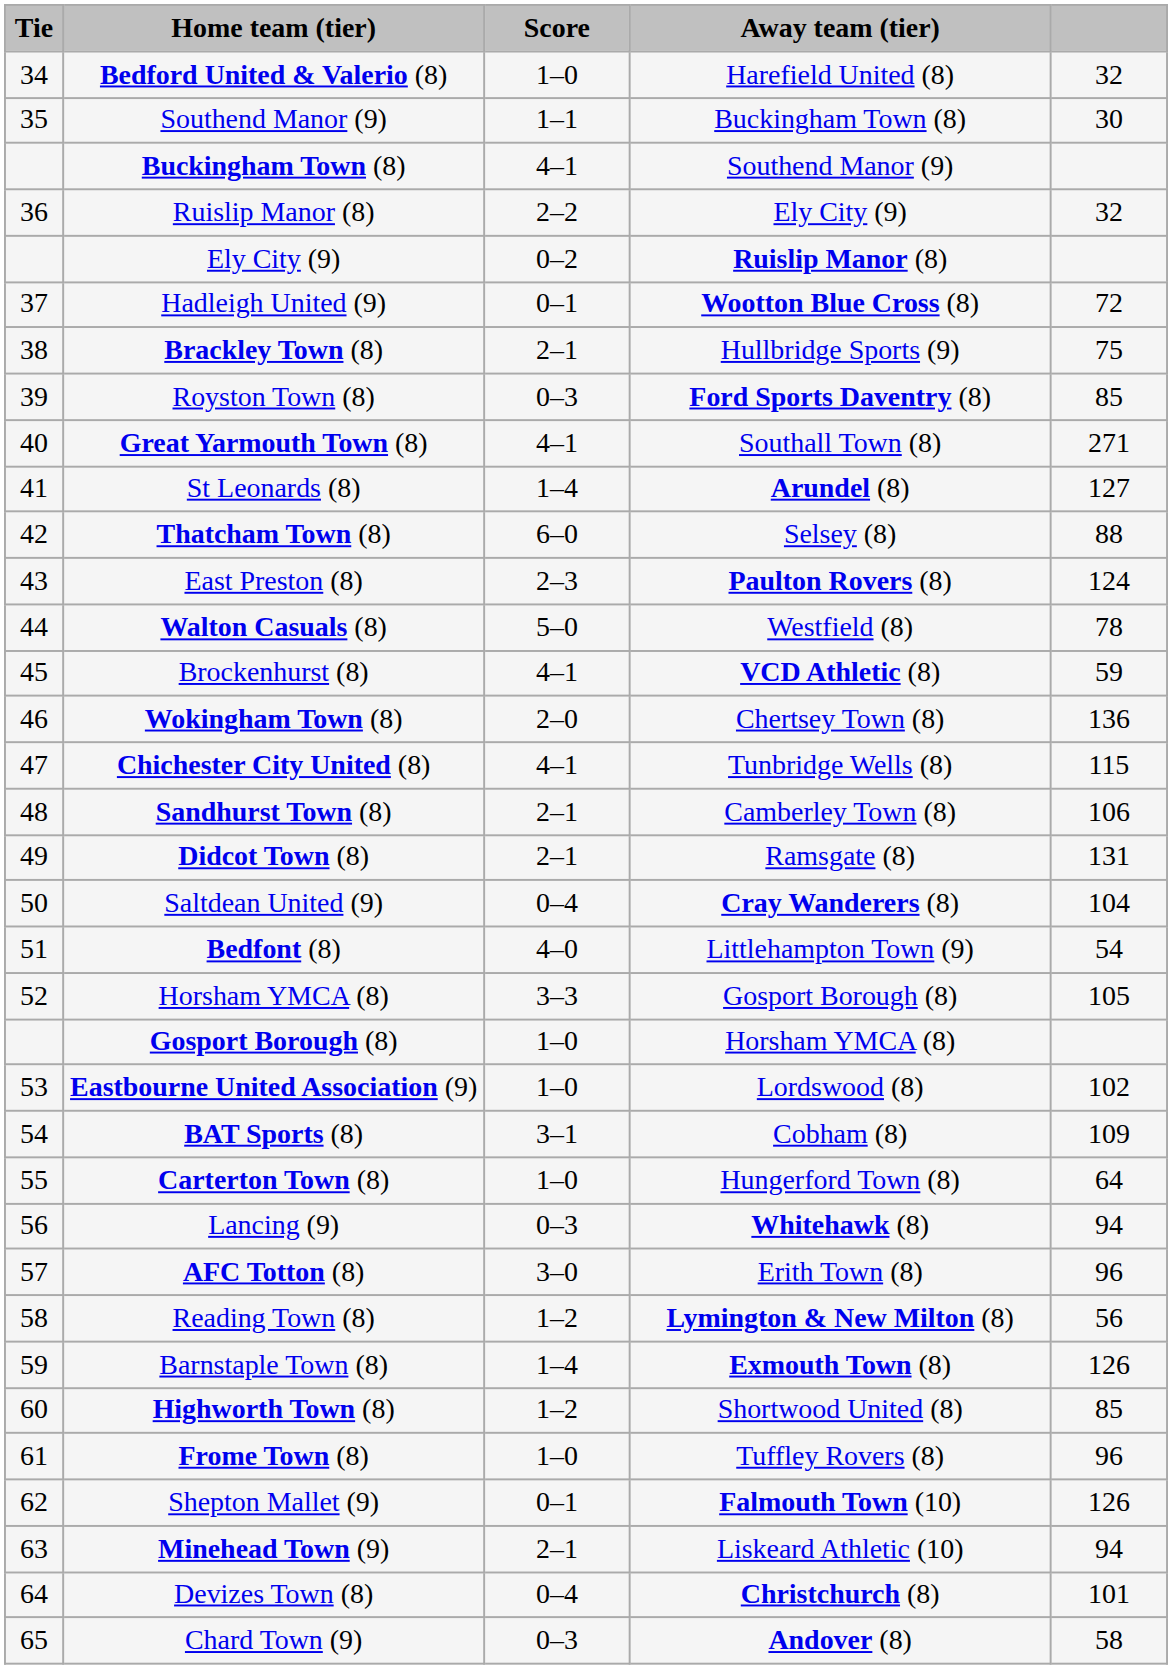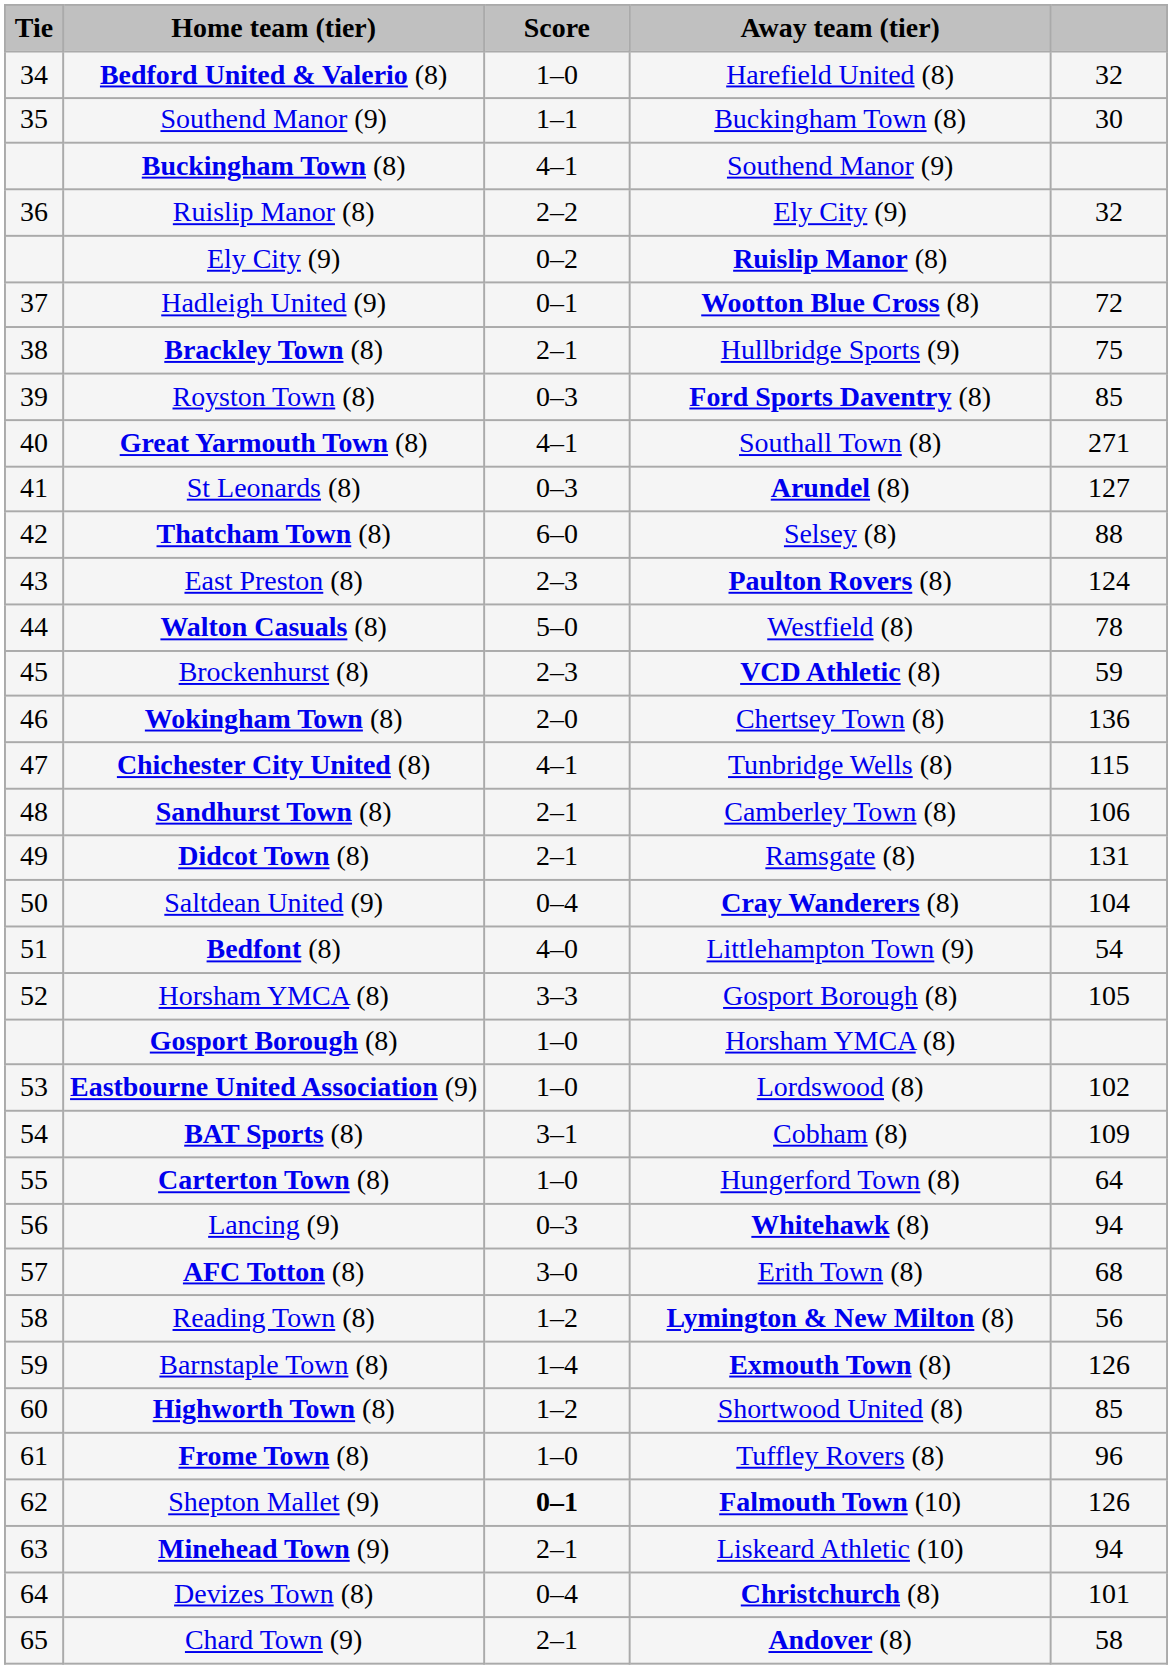(557, 488) 1–4 -> (557, 488) 0–3
(557, 672) 4–1 -> (557, 672) 2–3
(1109, 1271) 96 -> (1109, 1271) 68
(557, 1502) normal -> (557, 1502) bold
(557, 1640) 0–3 -> (557, 1640) 2–1
